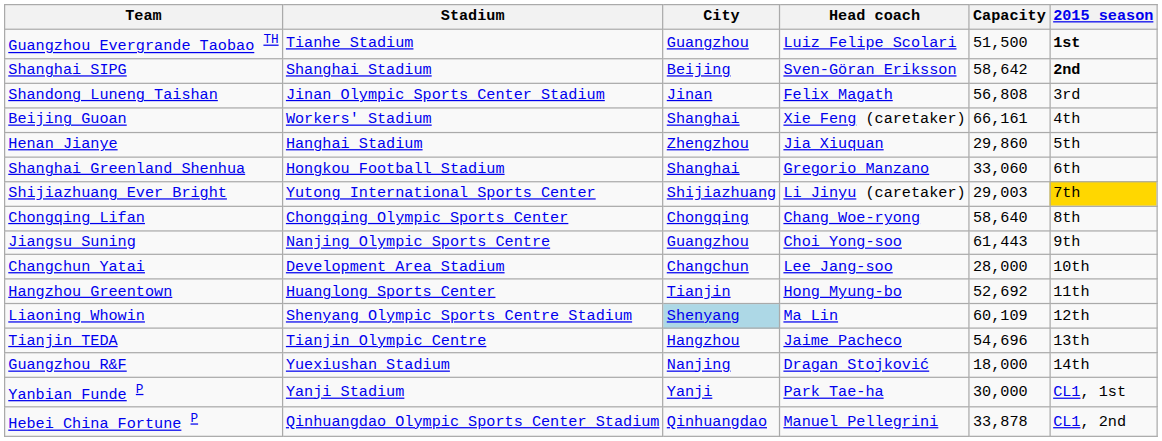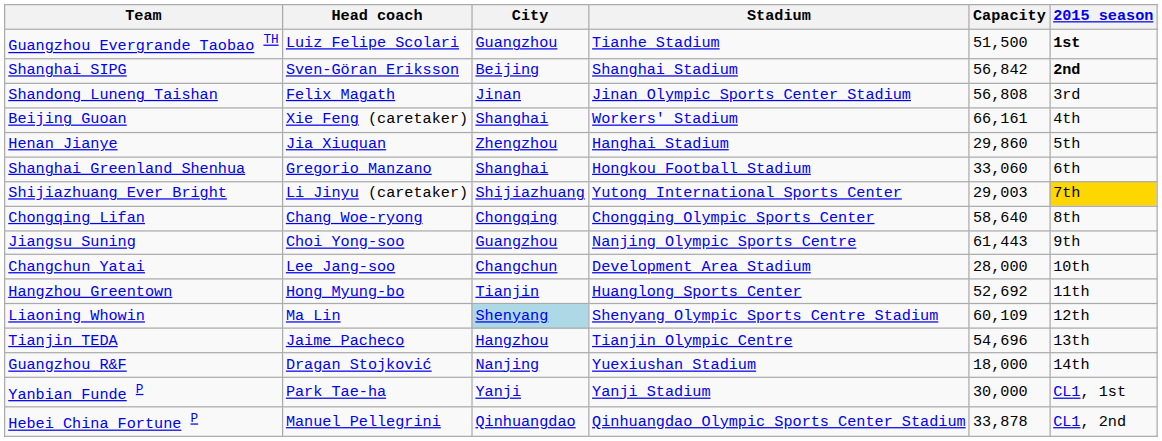columns swapped: (875, 17) <-> (473, 17)
(1000, 71) 58,642 -> (1000, 71) 56,842
